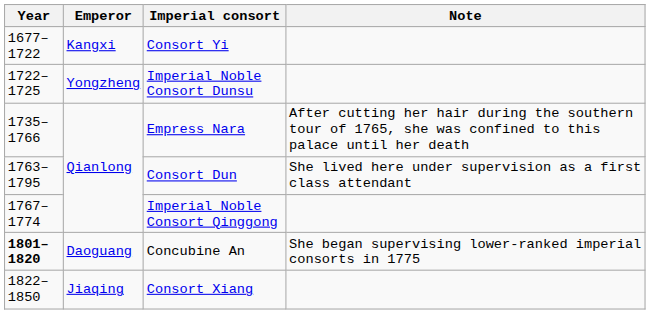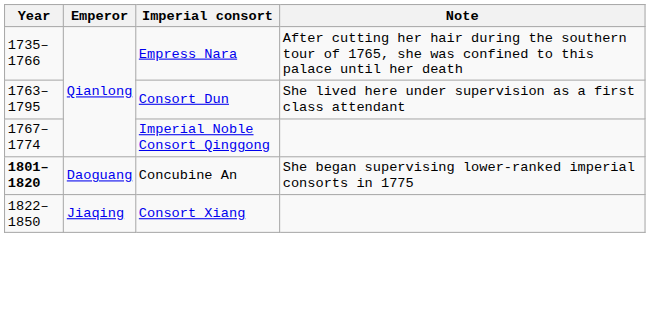- row: (188, 46)
- row: (204, 84)
